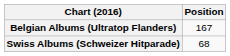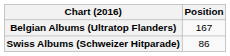(204, 43) 68 -> (204, 43) 86
